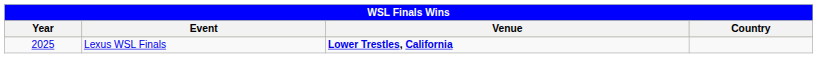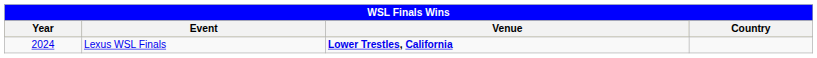(43, 45) 2025 -> (43, 45) 2024
